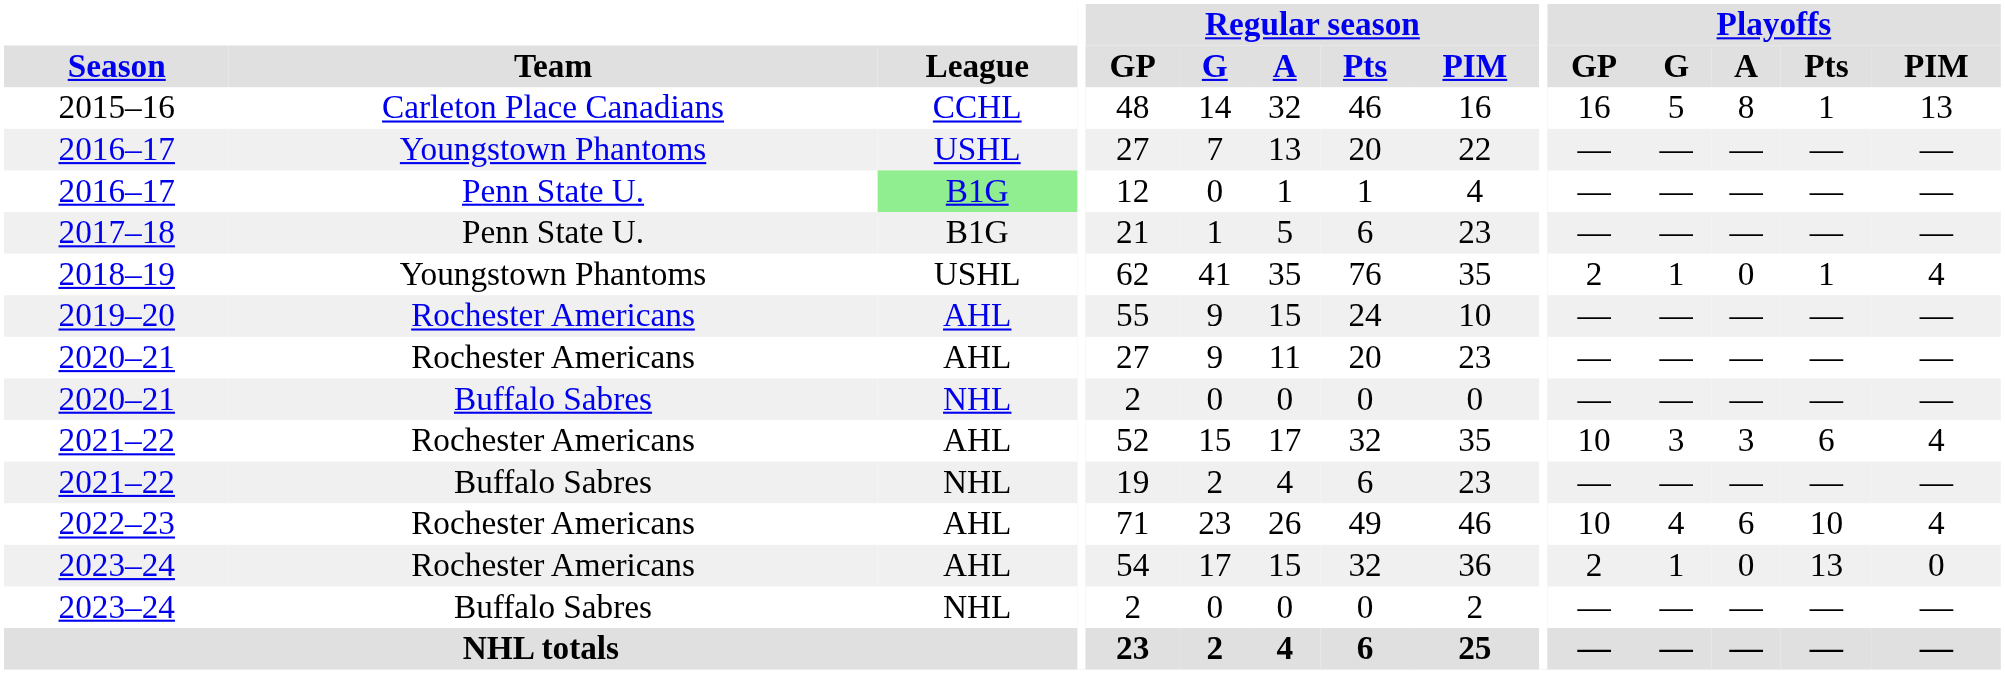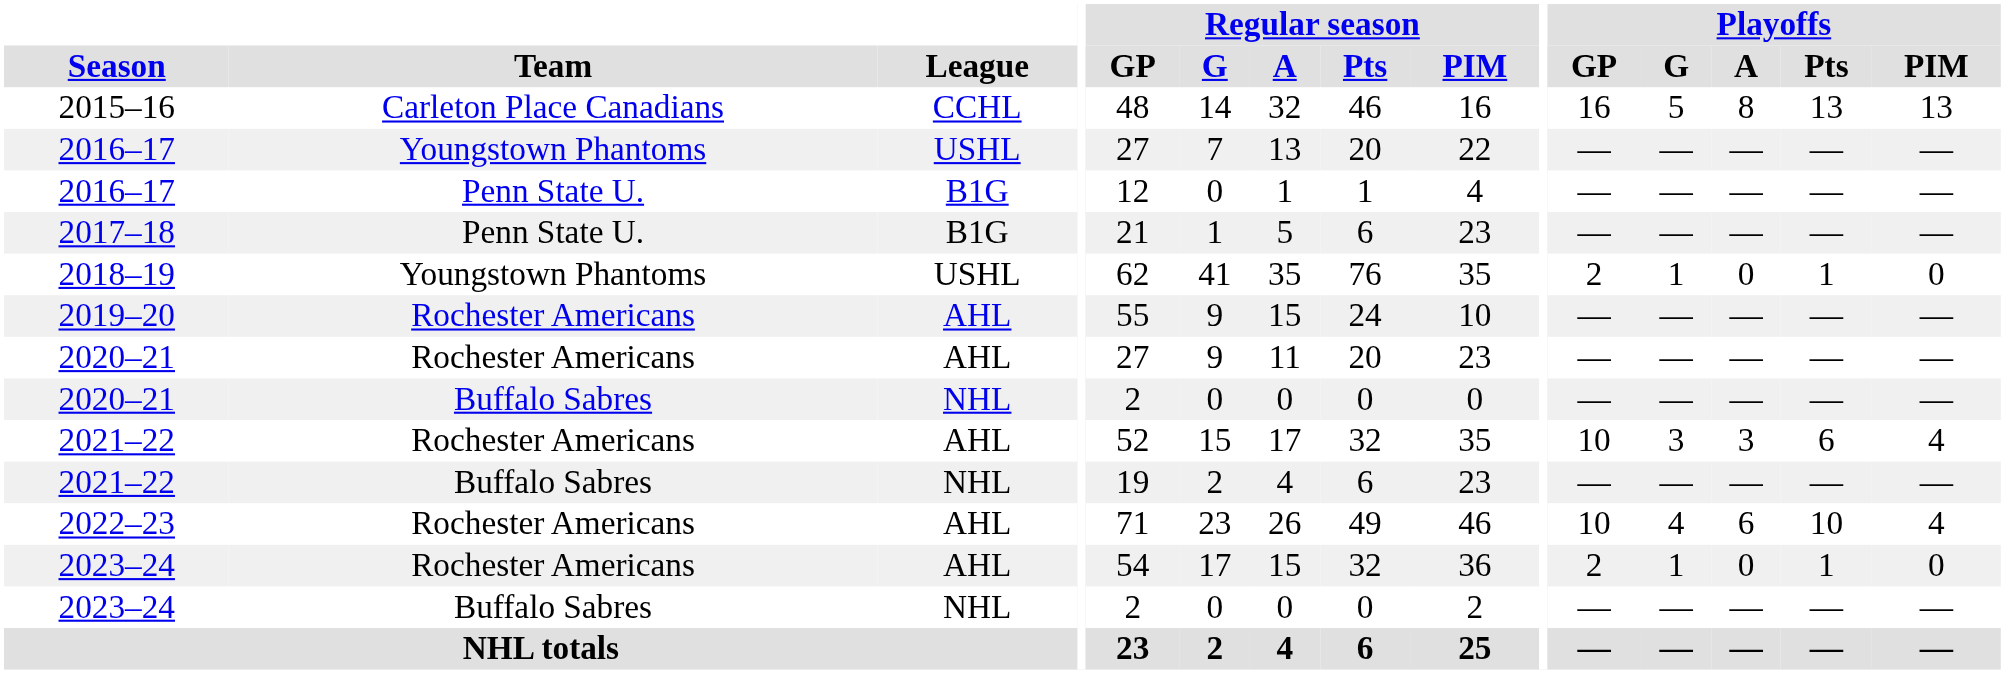(1826, 107) 1 -> (1826, 107) 13
(977, 190) lightgreen background -> (977, 190) no background
(1936, 273) 4 -> (1936, 273) 0
(1826, 565) 13 -> (1826, 565) 1
